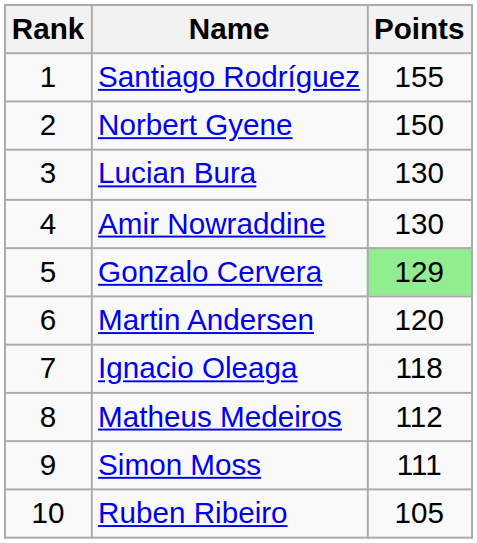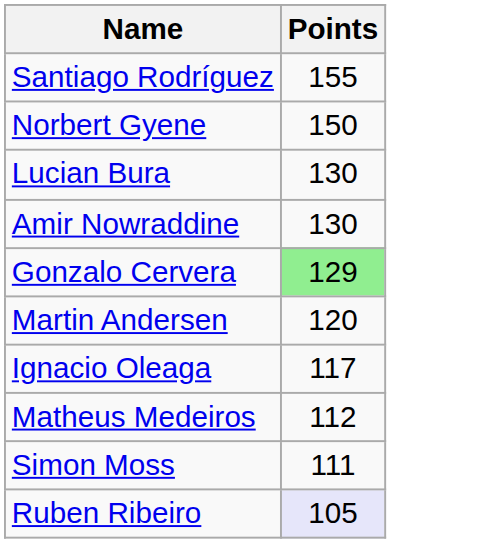- column: (48, 29)
(419, 368) 118 -> (333, 368) 117
(419, 514) no background -> (333, 514) lavender background
